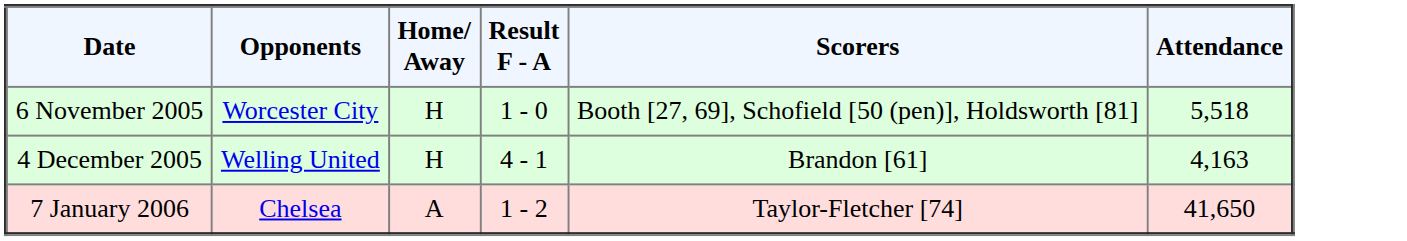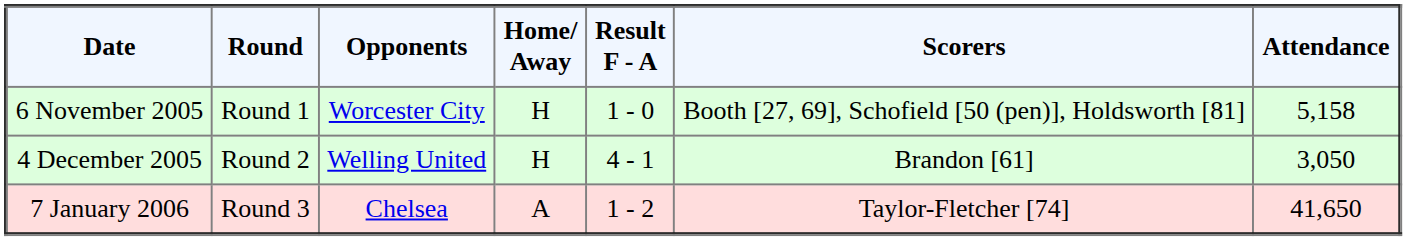+ column: (265, 46)
(1220, 110) 5,518 -> (1326, 110) 5,158
(1220, 159) 4,163 -> (1326, 159) 3,050
